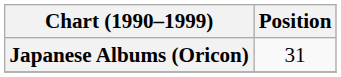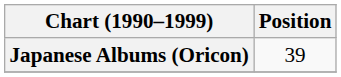(295, 54) 31 -> (295, 54) 39
